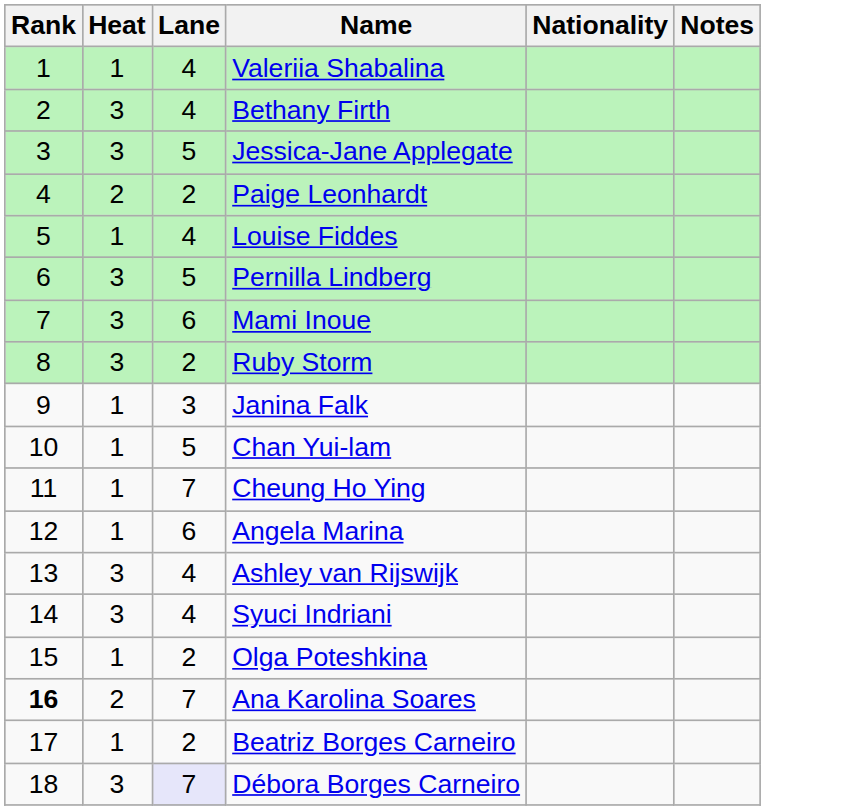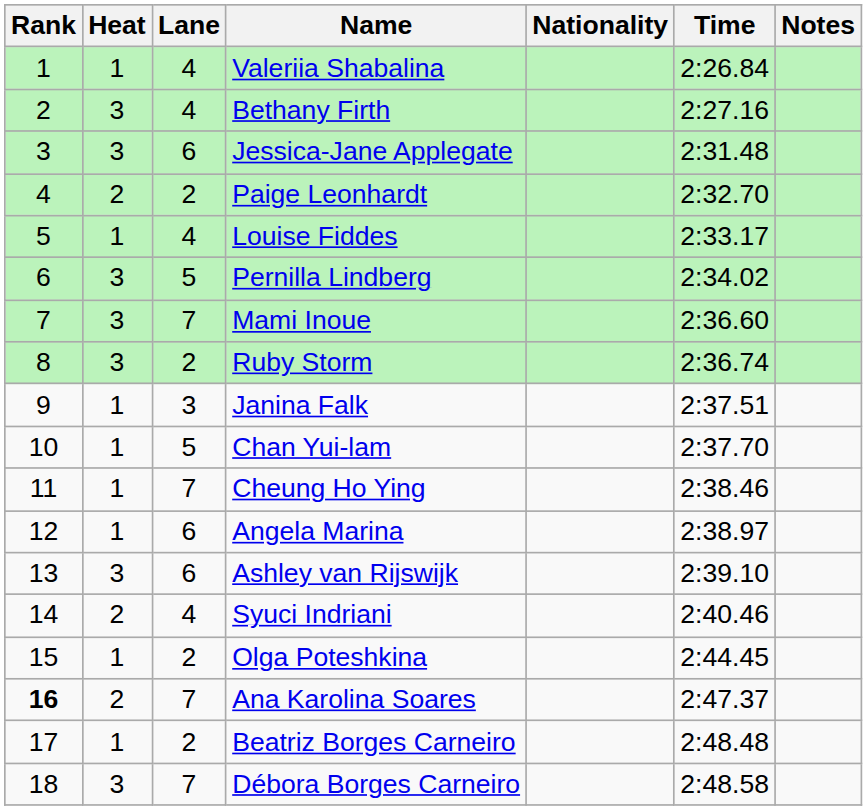+ column: (725, 25)
(189, 151) 5 -> (189, 151) 6
(189, 320) 6 -> (189, 320) 7
(189, 573) 4 -> (189, 573) 6
(117, 615) 3 -> (117, 615) 2
(189, 783) lavender background -> (189, 783) no background
